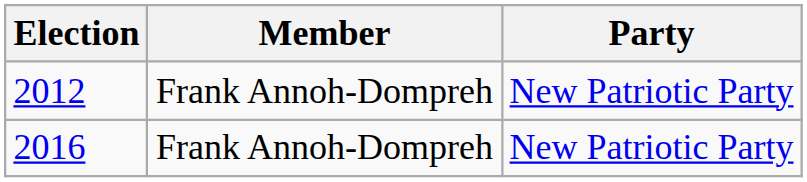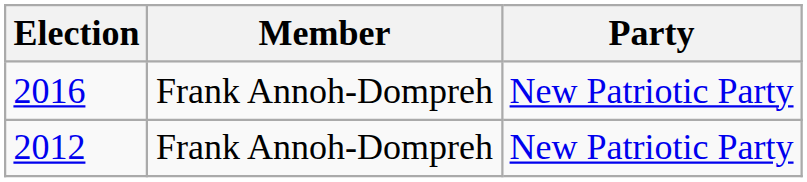rows swapped: (49, 90) <-> (49, 147)
